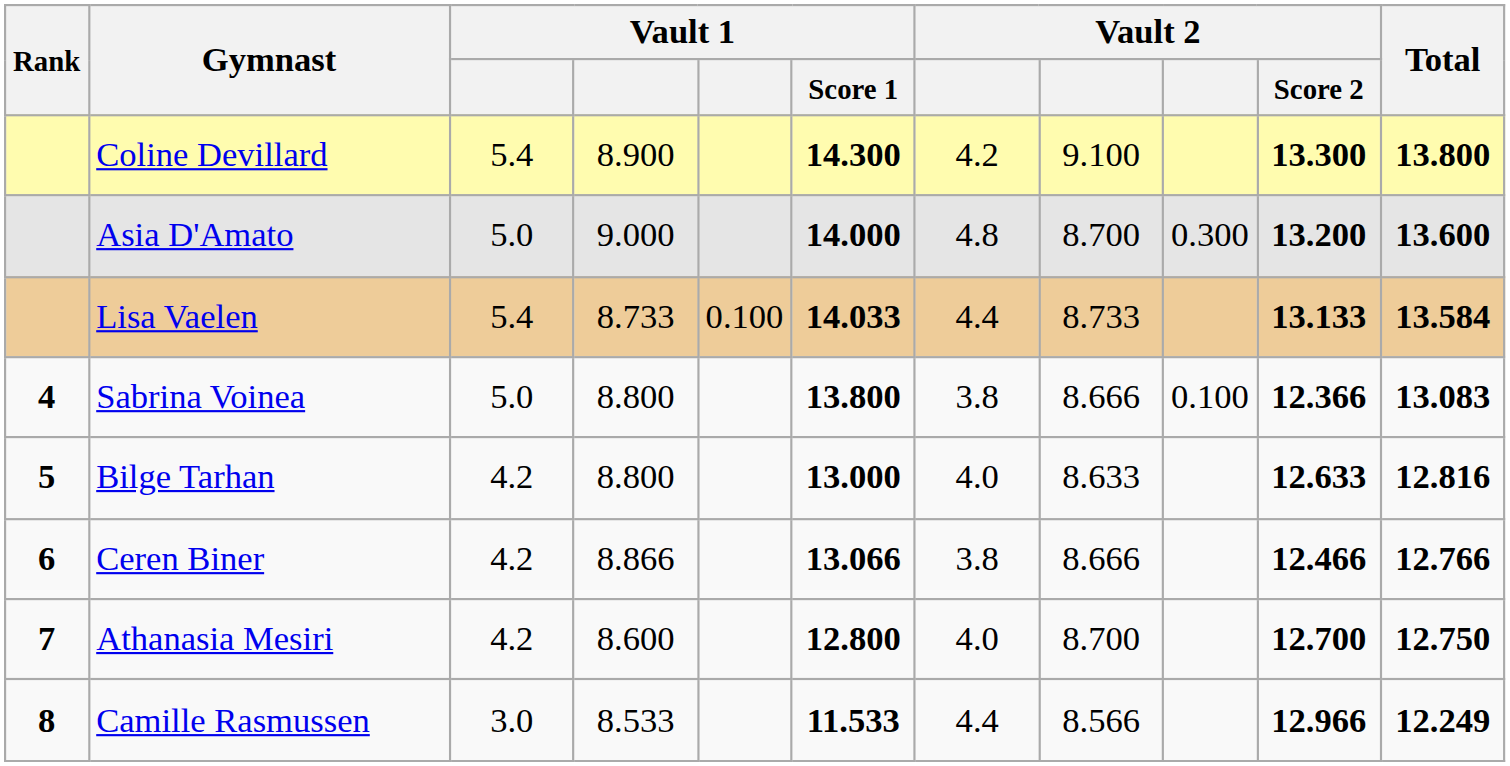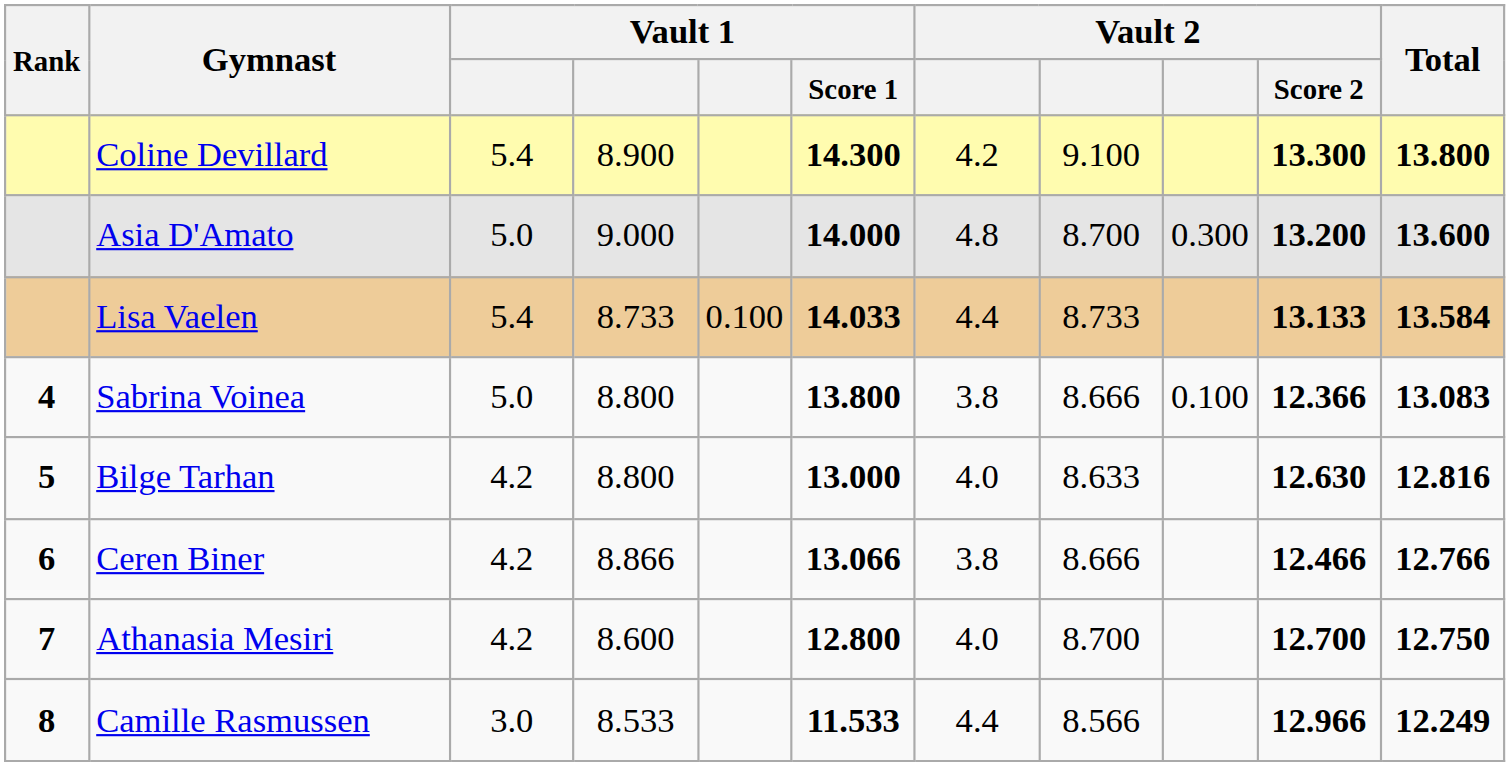(1319, 477) 12.633 -> (1319, 477) 12.630
